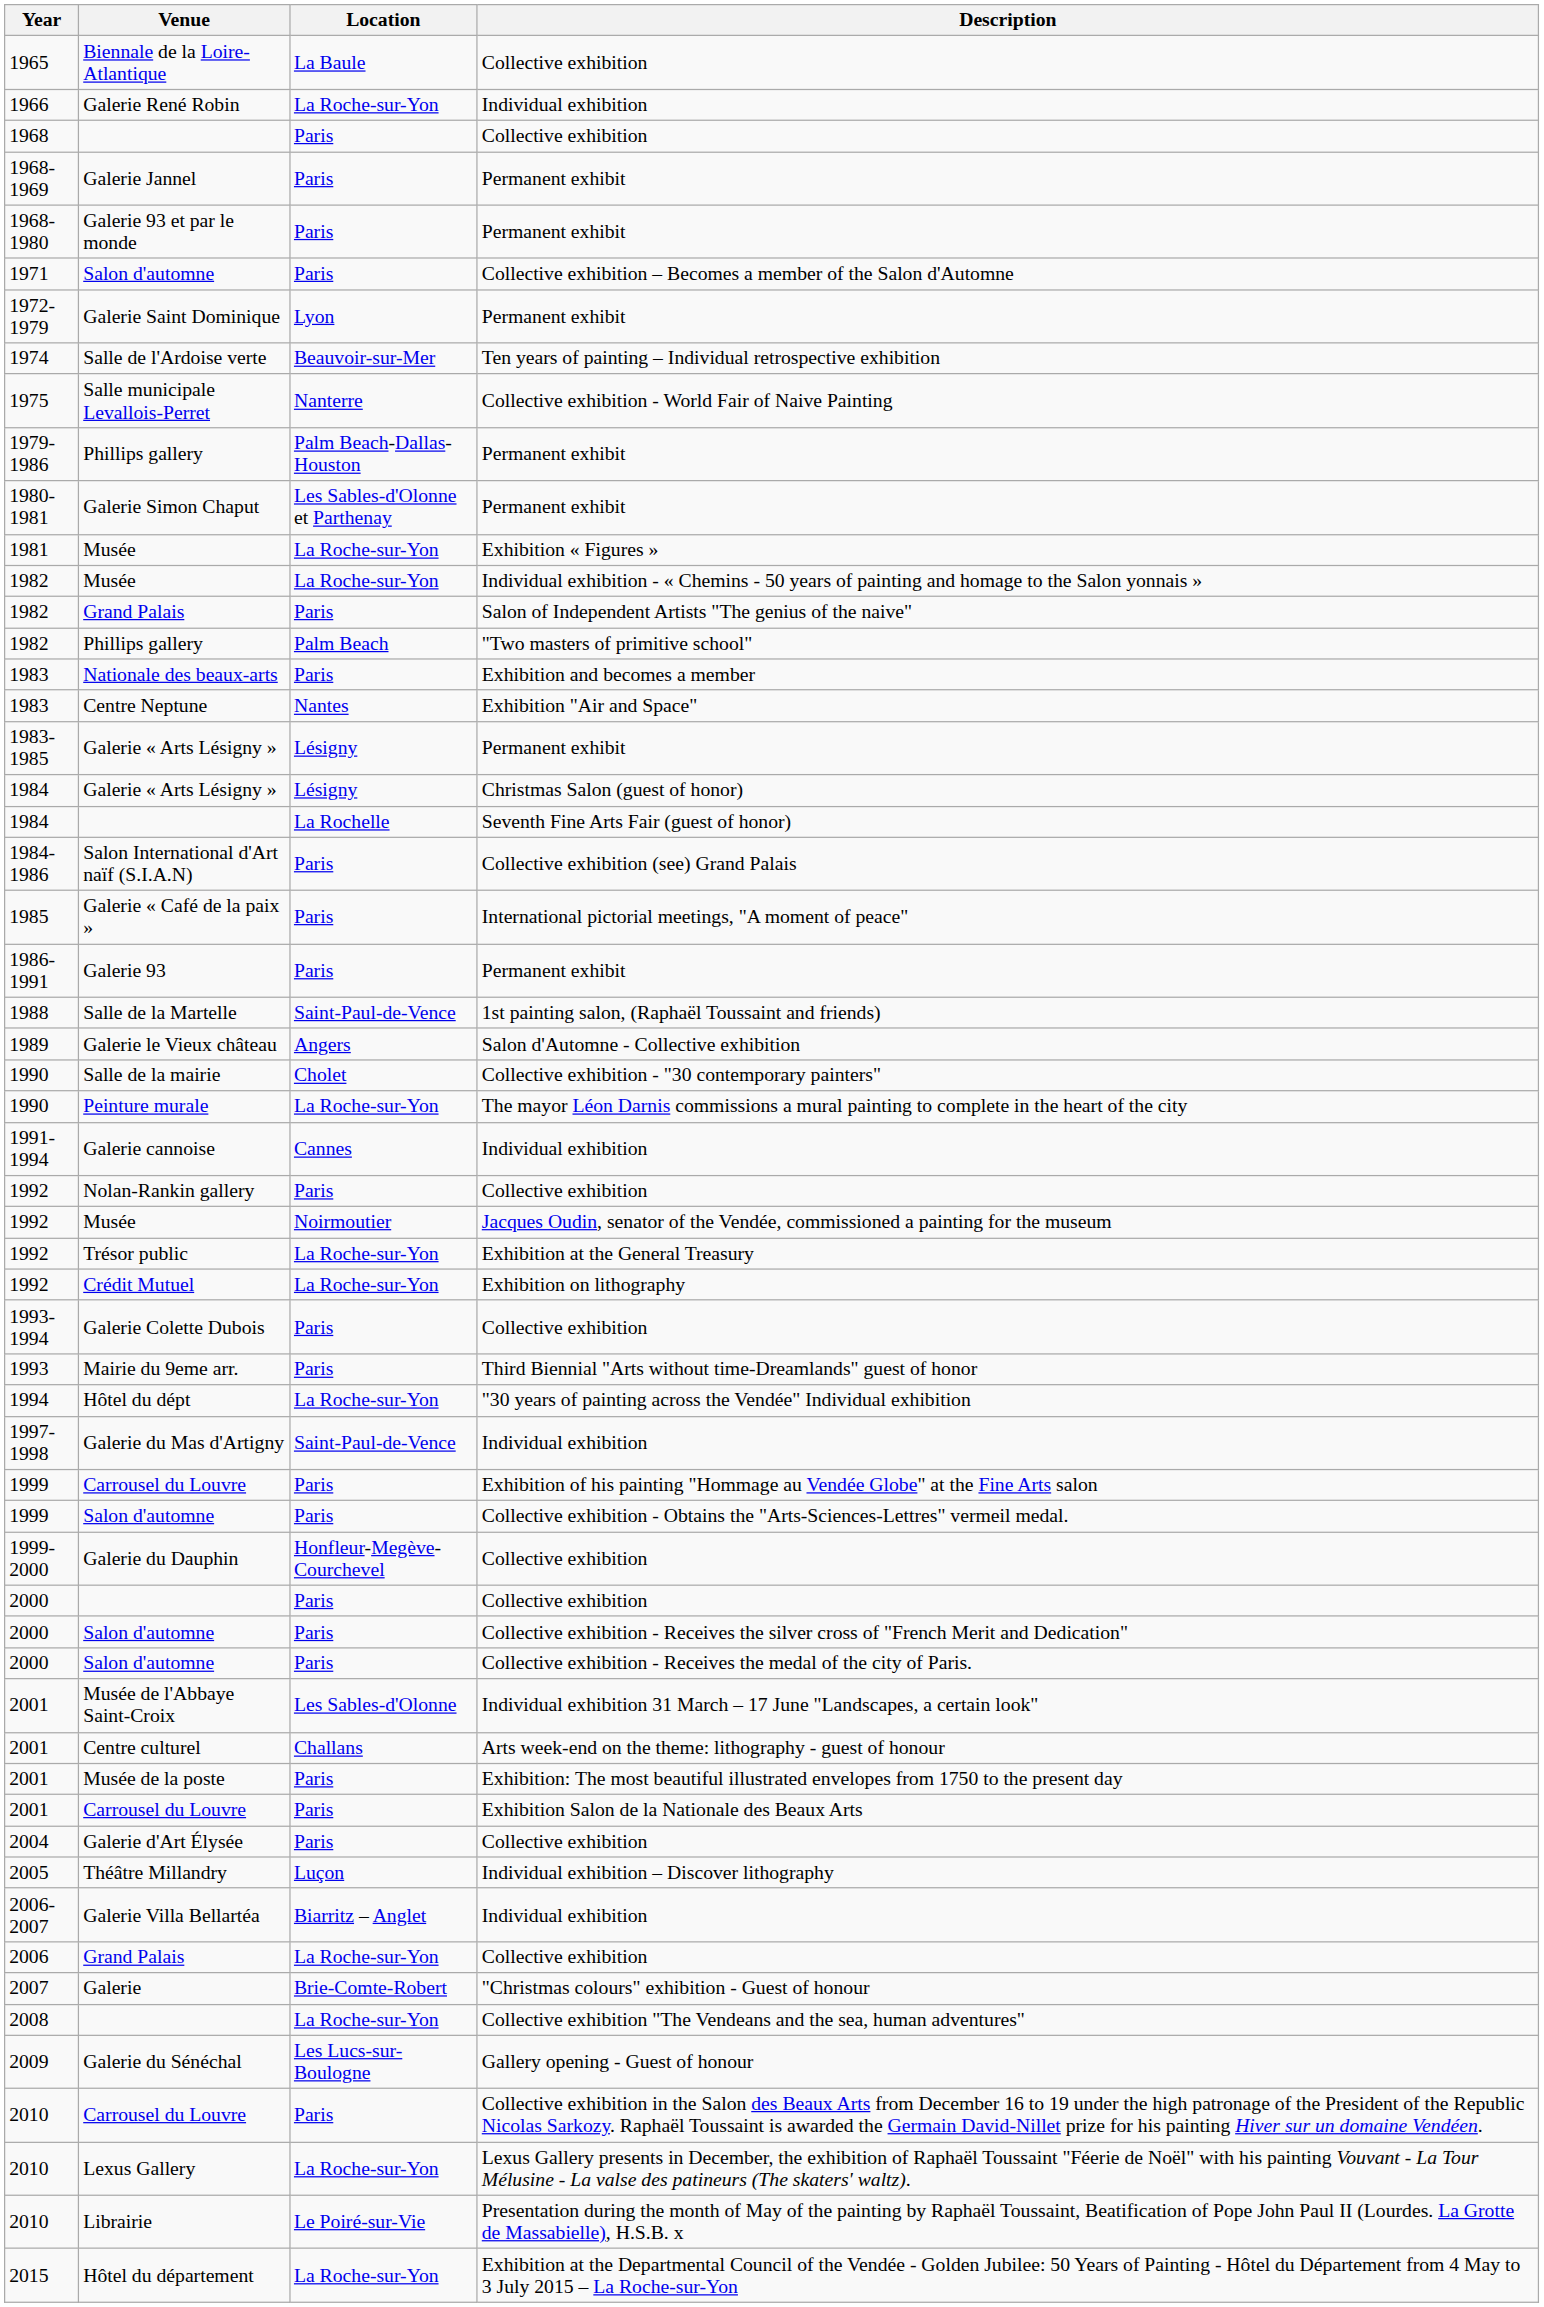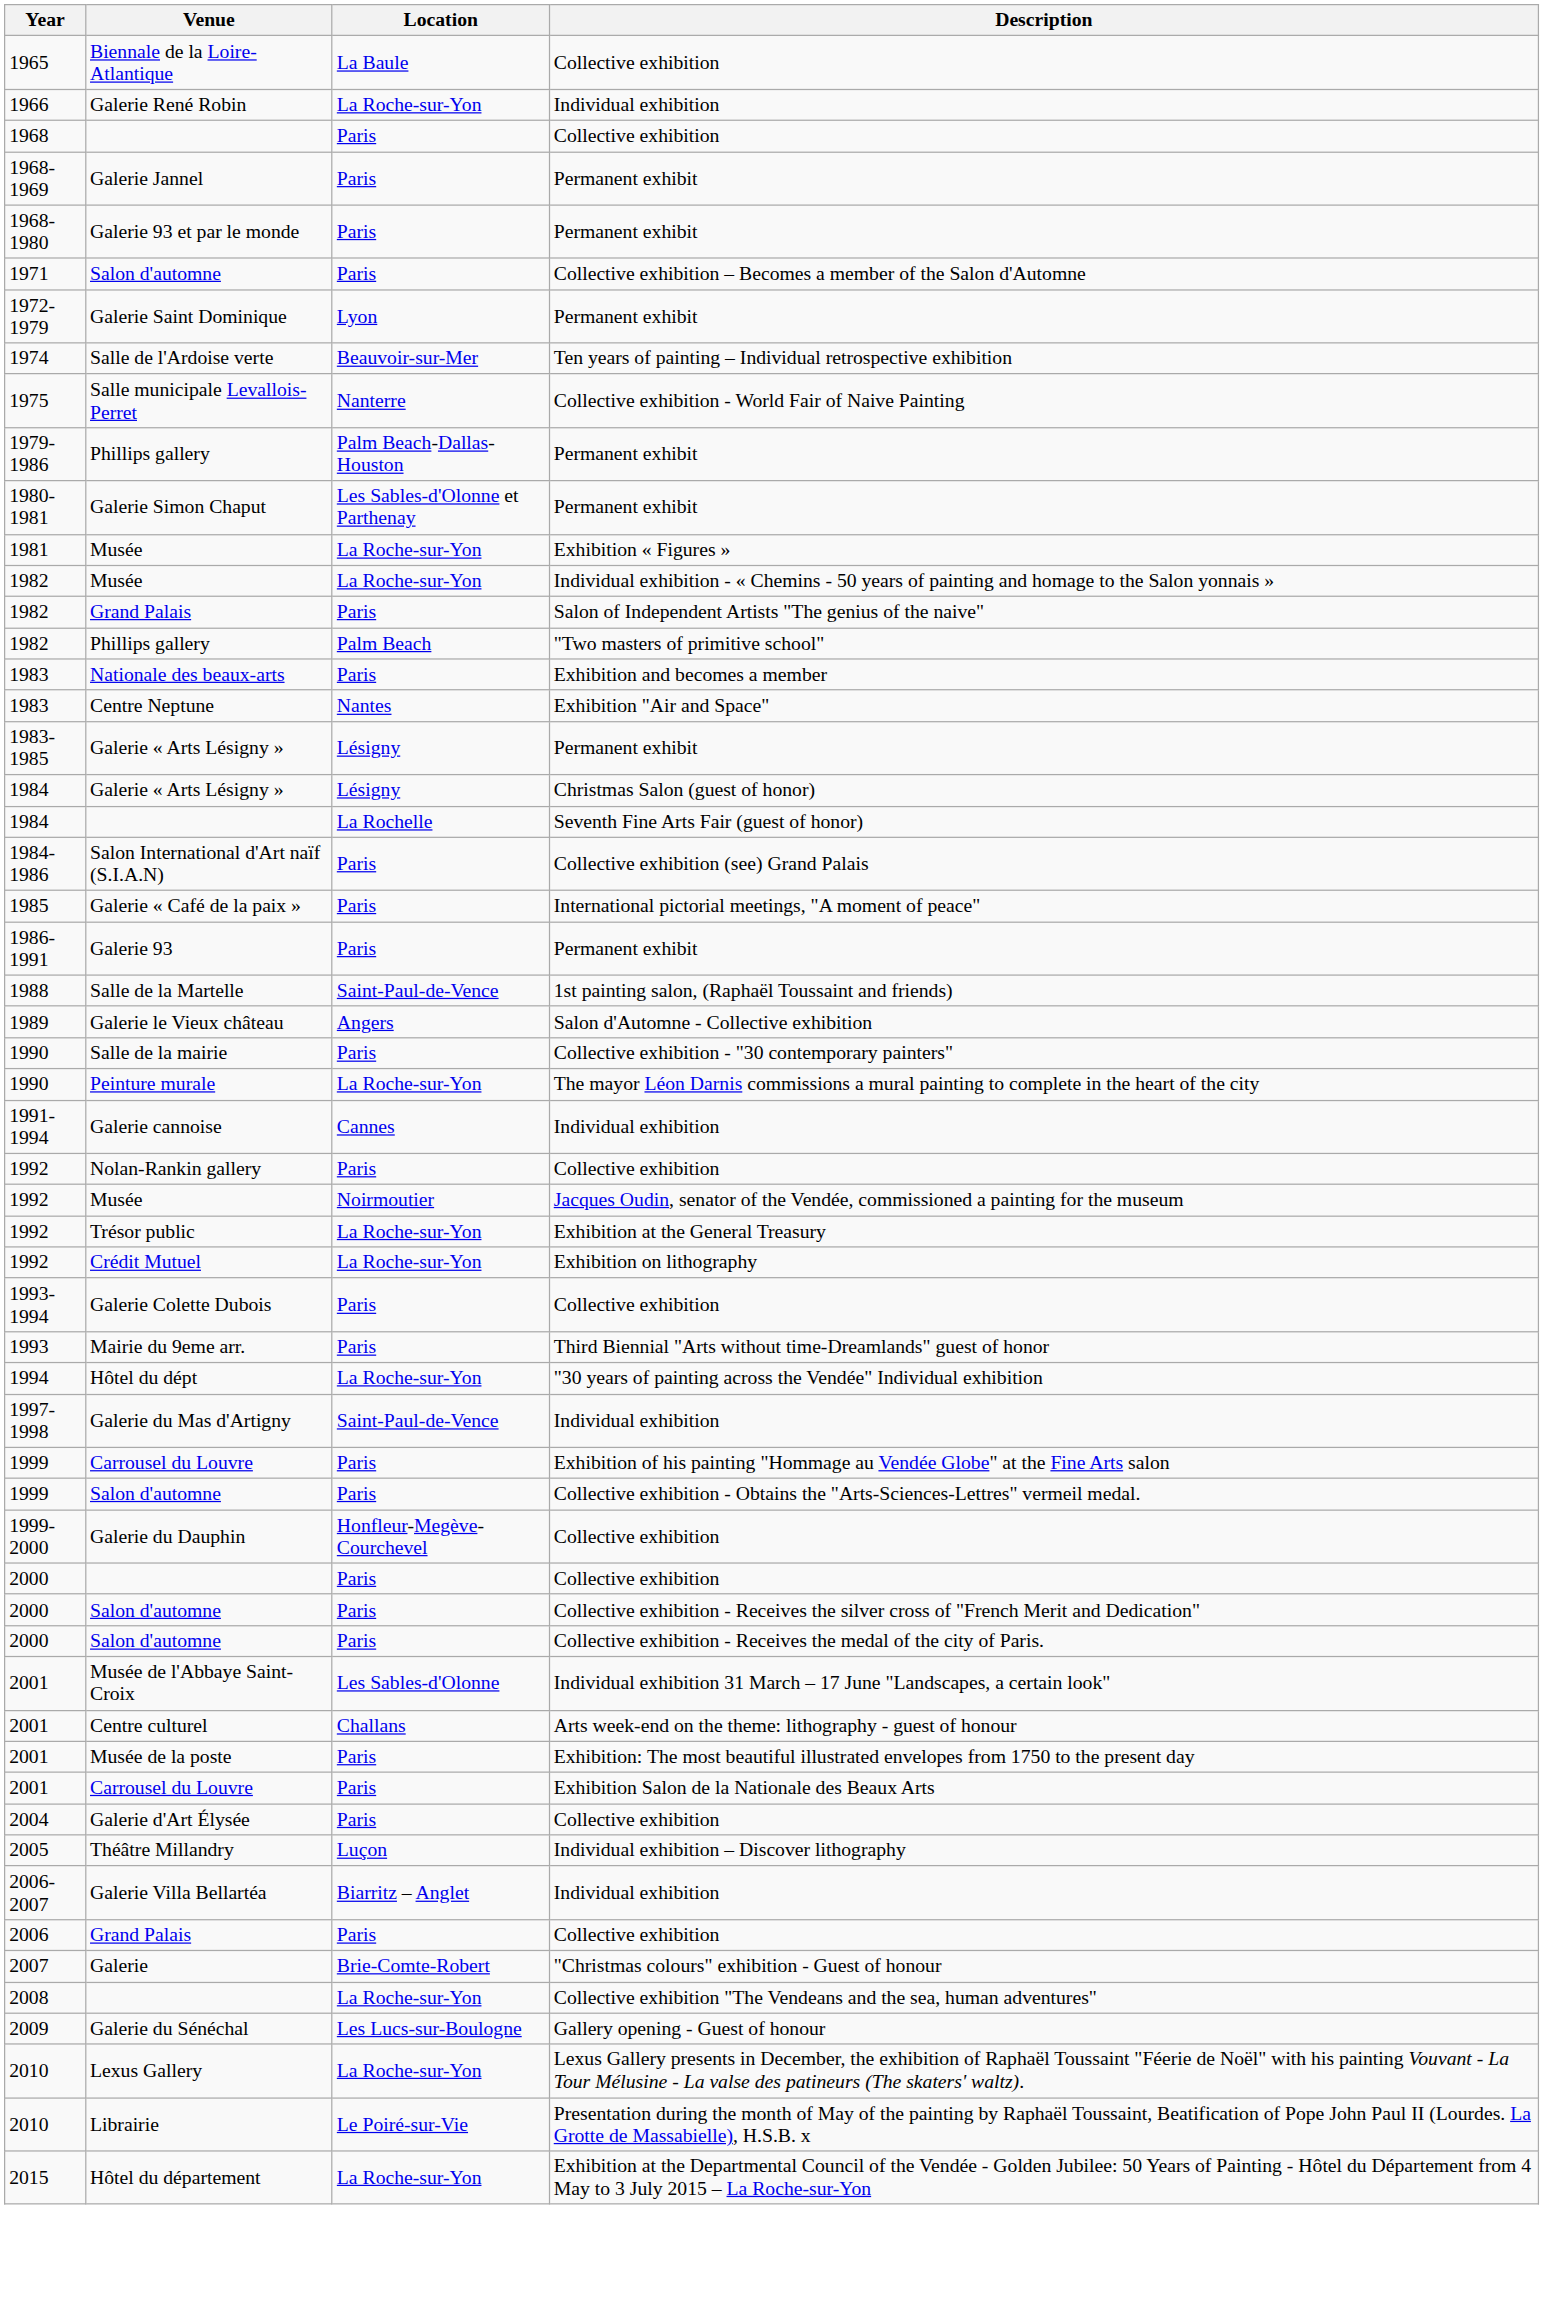(320, 1075) Cholet -> (357, 1052) Paris
(366, 1957) La Roche-sur-Yon -> (357, 1934) Paris
- row: (29, 2115)
